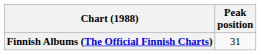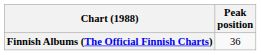(235, 41) 31 -> (235, 41) 36
